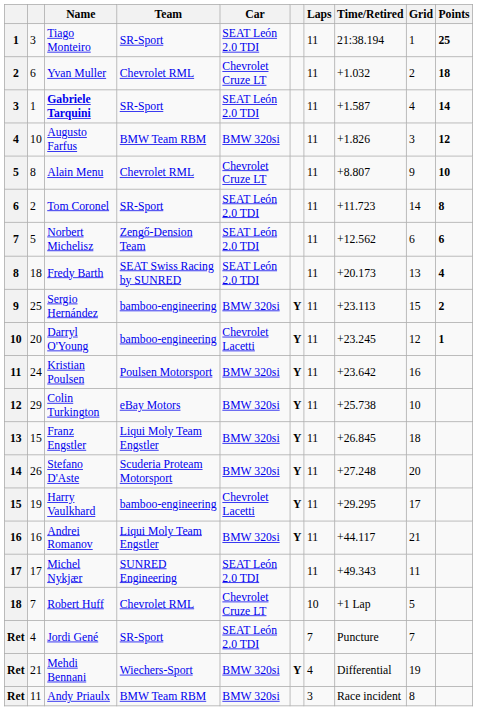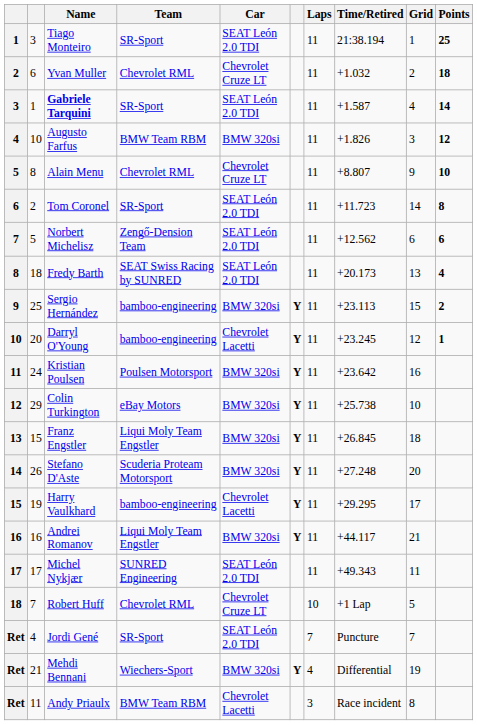(251, 696) BMW 320si -> (245, 703) Chevrolet Lacetti
